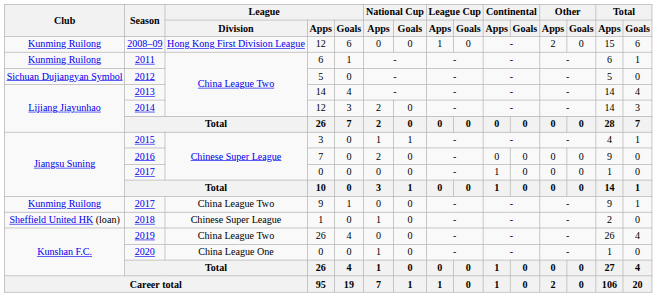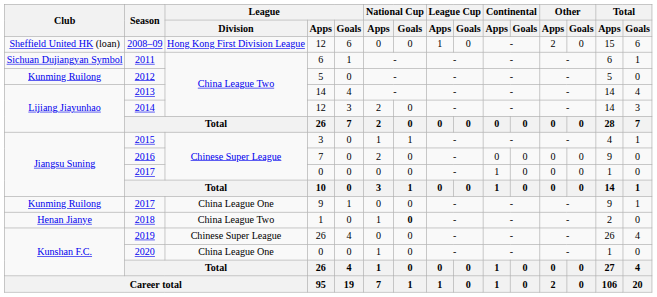(65, 44) Kunming Ruilong -> (65, 44) Sheffield United HK (loan)
(65, 60) Kunming Ruilong -> (65, 60) Sichuan Dujiangyan Symbol
(65, 76) Sichuan Dujiangyan Symbol -> (65, 76) Kunming Ruilong
(236, 204) China League Two -> (236, 204) China League One
(65, 220) Sheffield United HK (loan) -> (65, 220) Henan Jianye
(236, 220) Chinese Super League -> (236, 220) China League Two
(410, 220) normal -> (410, 220) bold
(236, 236) China League Two -> (236, 236) Chinese Super League
